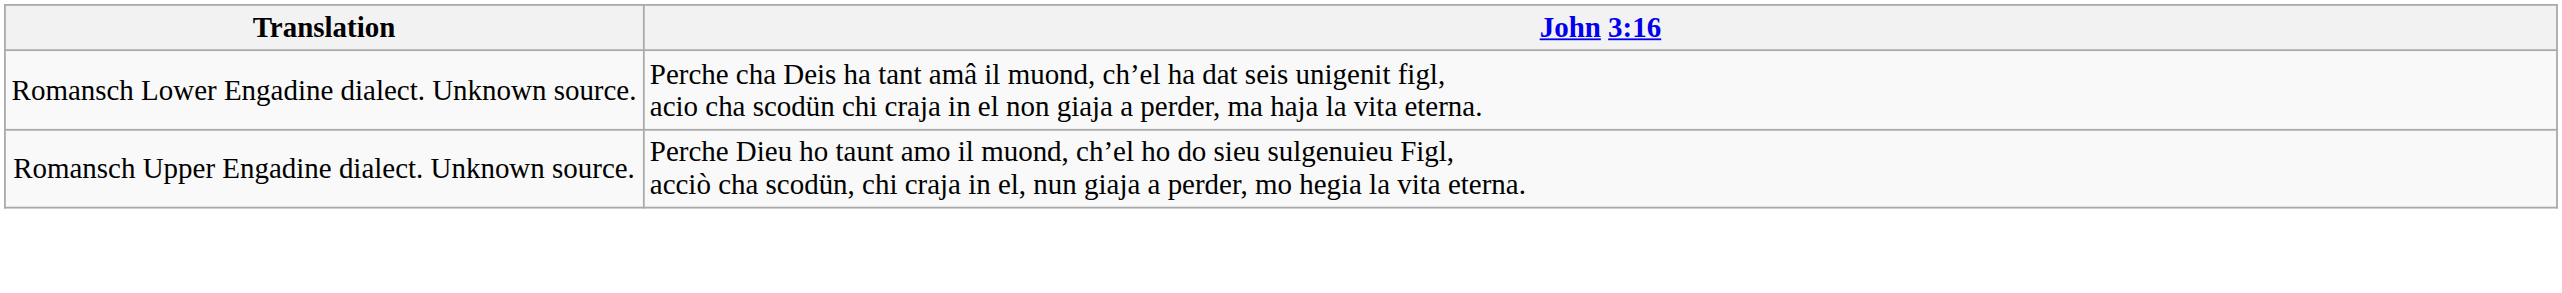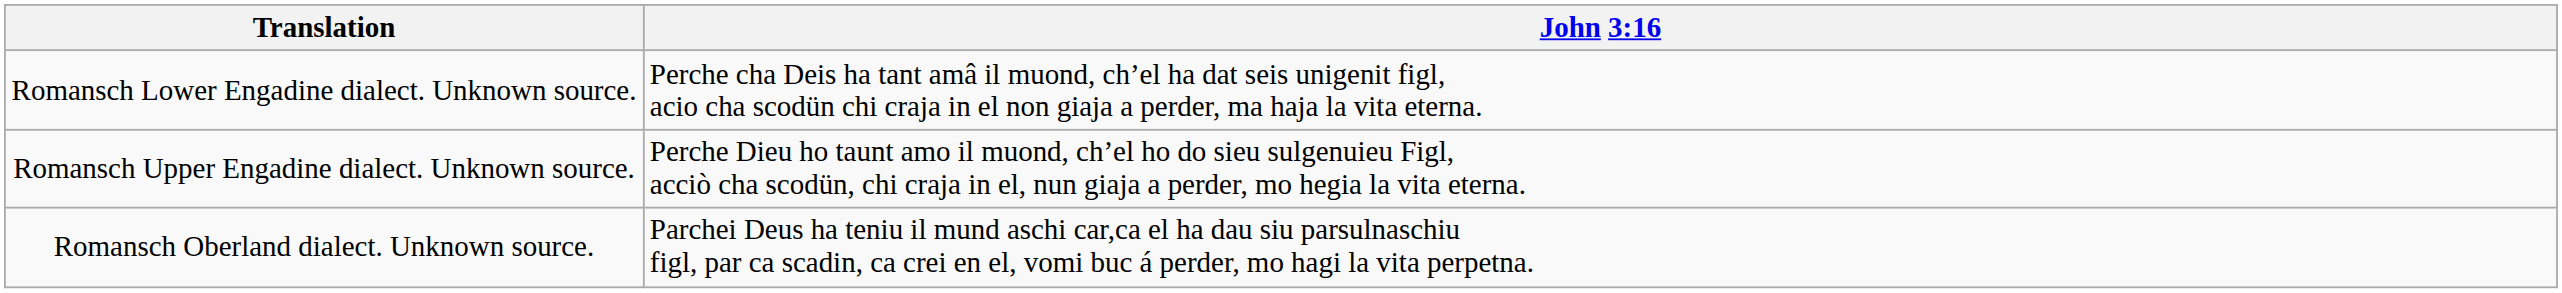+ row: (324, 246)
